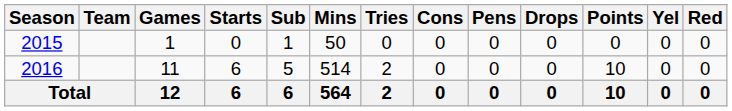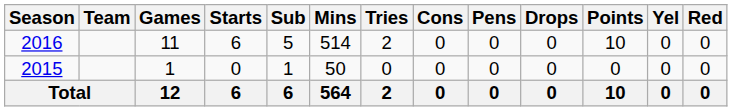rows swapped: (42, 42) <-> (42, 68)
